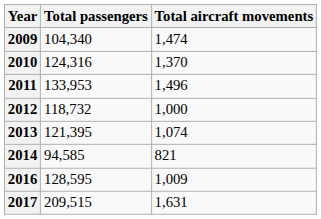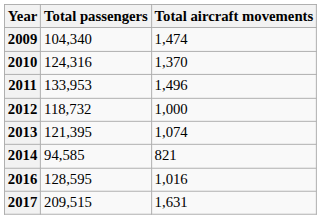(171, 179) 1,009 -> (171, 179) 1,016
